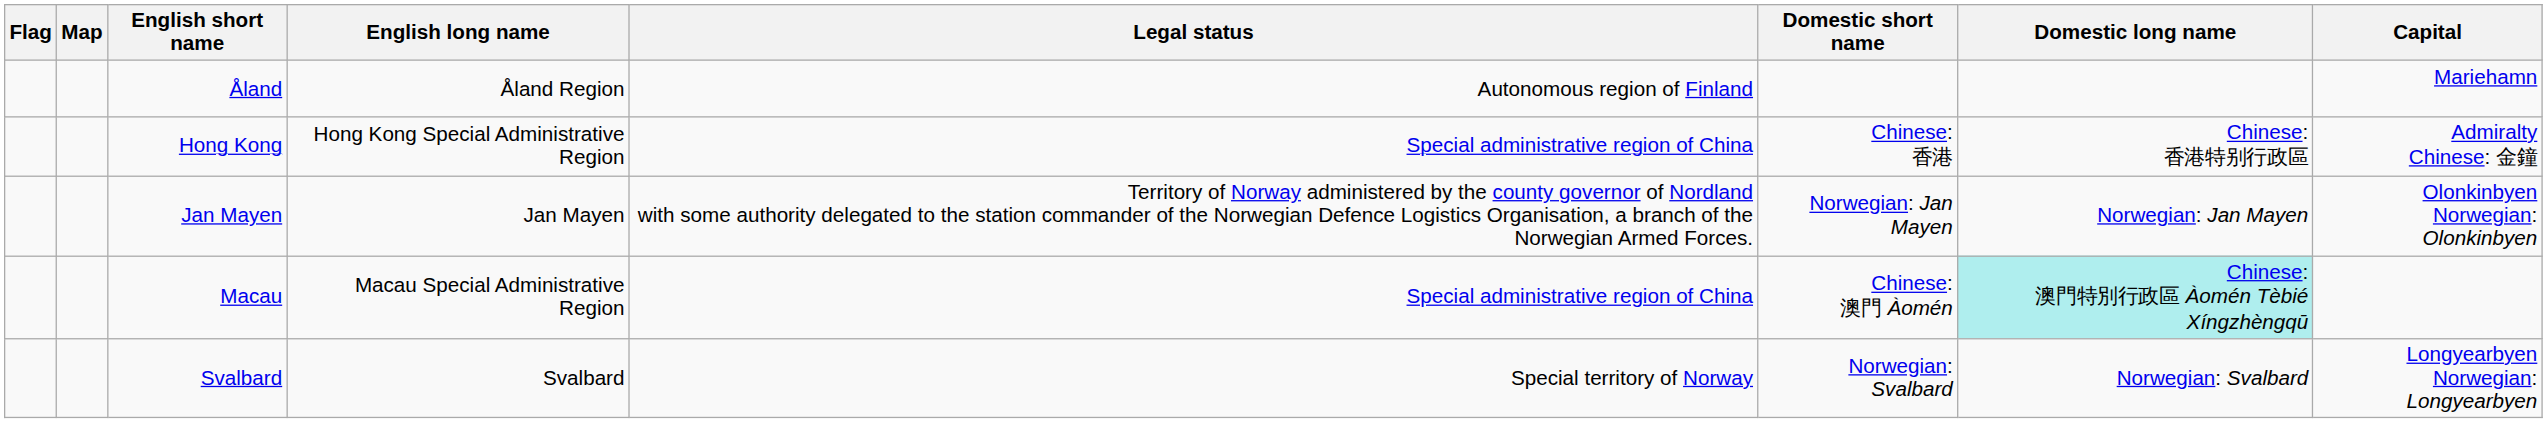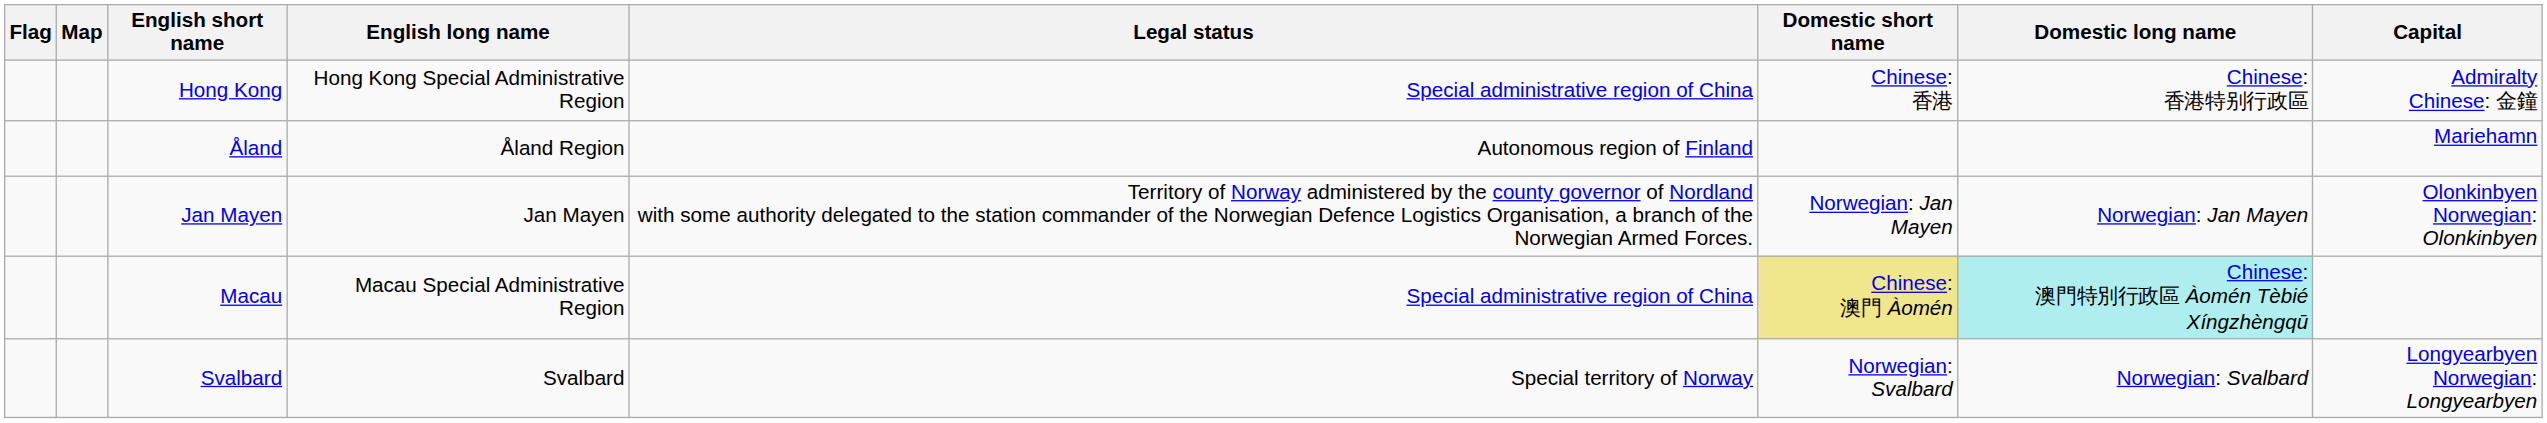rows swapped: (256, 88) <-> (231, 146)
(1897, 295) no background -> (1897, 295) khaki background
